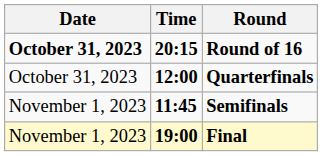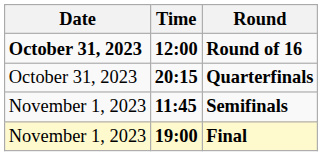(176, 48) 20:15 -> (176, 48) 12:00
(176, 77) 12:00 -> (176, 77) 20:15
